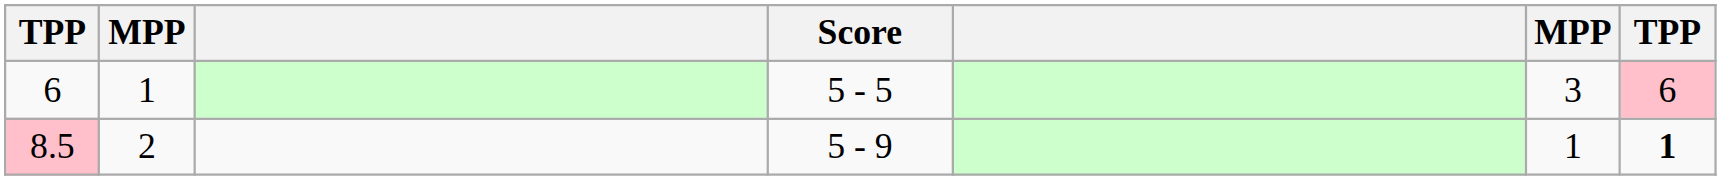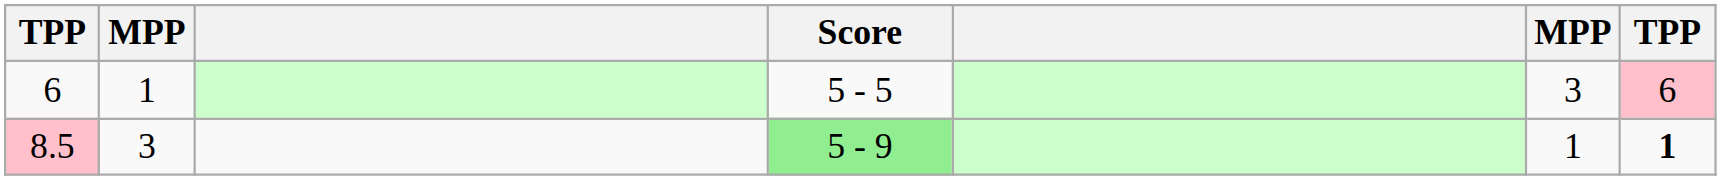(147, 145) 2 -> (147, 145) 3
(860, 145) no background -> (860, 145) lightgreen background
